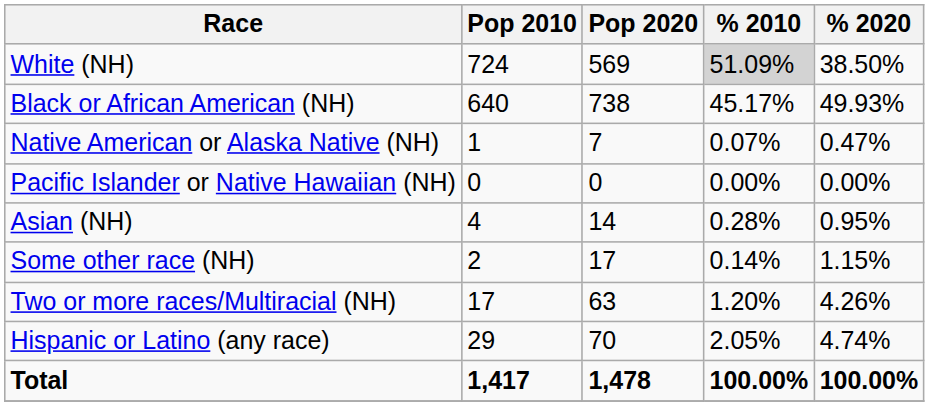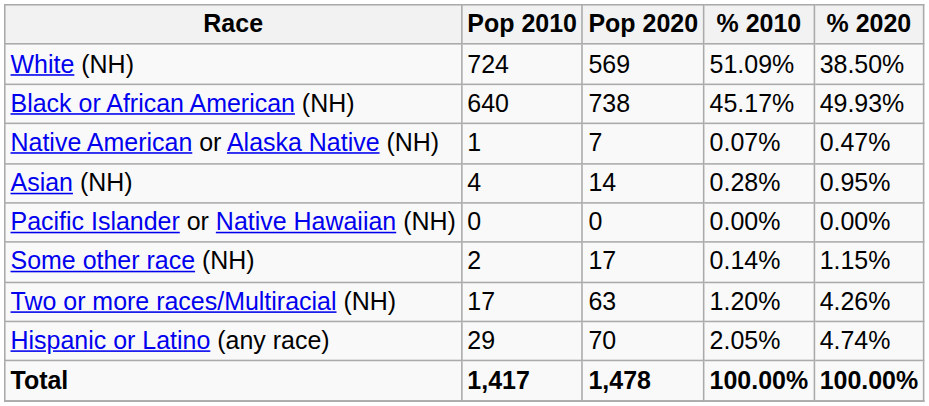(752, 63) lightgrey background -> (752, 63) no background
rows swapped: (72, 222) <-> (233, 182)
